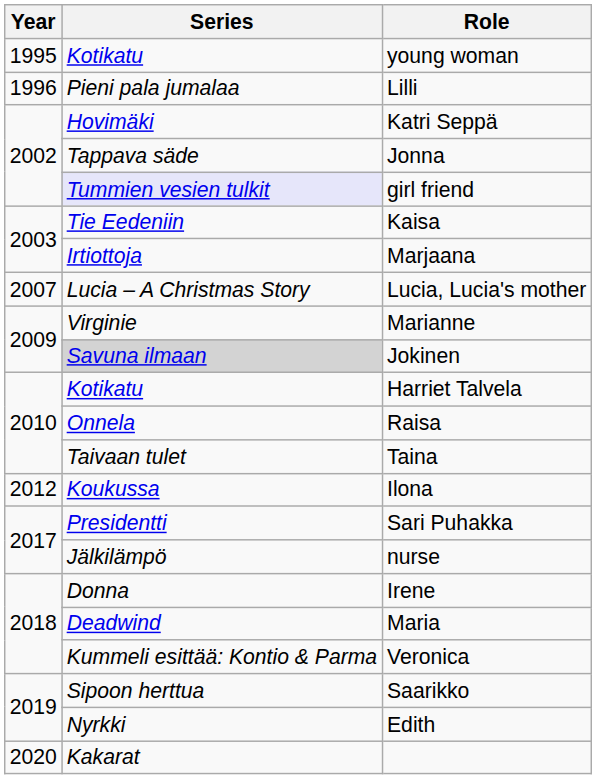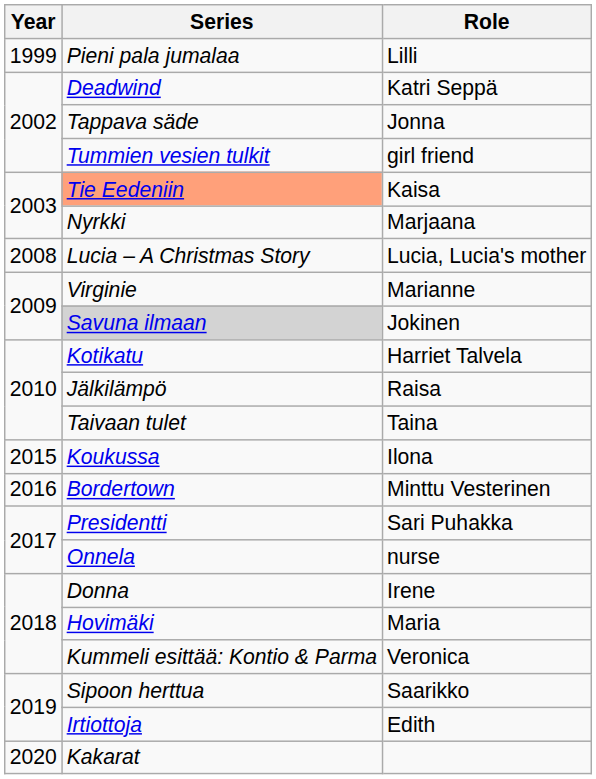- row: (453, 55)
(33, 89) 1996 -> (33, 55) 1999
(110, 122) Hovimäki -> (114, 89) Deadwind
(168, 189) lavender background -> (168, 156) no background
(125, 223) no background -> (125, 189) lightsalmon background
(104, 256) Irtiottoja -> (96, 223) Nyrkki
(33, 289) 2007 -> (33, 256) 2008
(101, 423) Onnela -> (117, 390) Jälkilämpö
(33, 490) 2012 -> (33, 457) 2015
+ row: (469, 490)
(117, 557) Jälkilämpö -> (101, 557) Onnela
(114, 624) Deadwind -> (110, 624) Hovimäki
(96, 724) Nyrkki -> (104, 724) Irtiottoja
